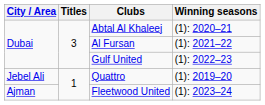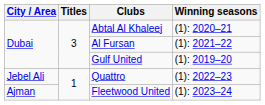(203, 60) (1): 2022–23 -> (203, 60) (1): 2019–20
(203, 76) (1): 2019–20 -> (203, 76) (1): 2022–23
